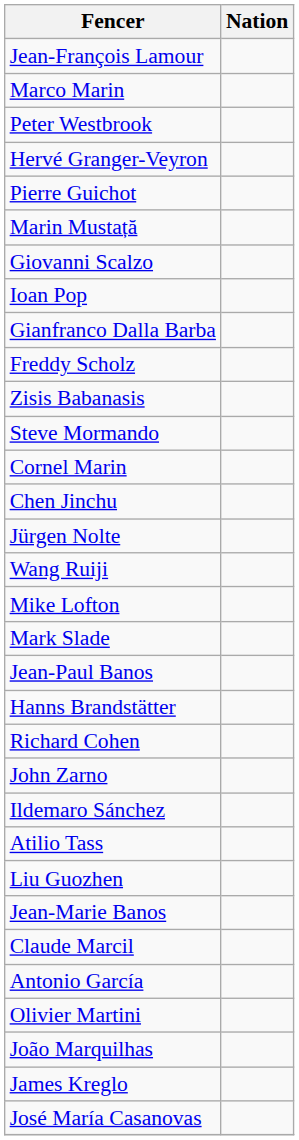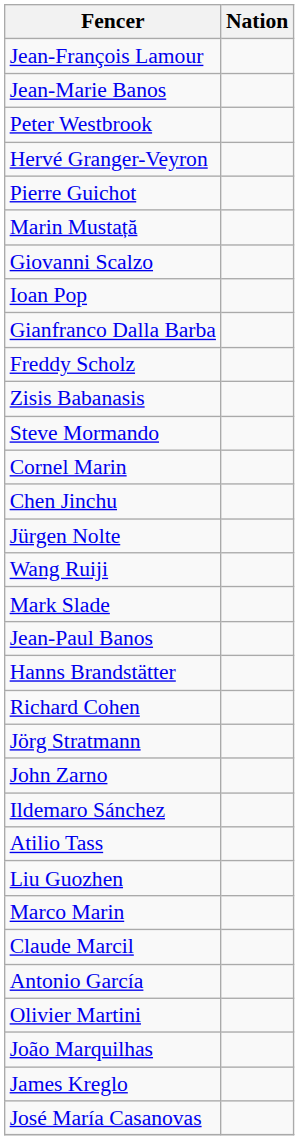rows swapped: (67, 90) <-> (88, 912)
- row: (65, 603)
+ row: (75, 741)
